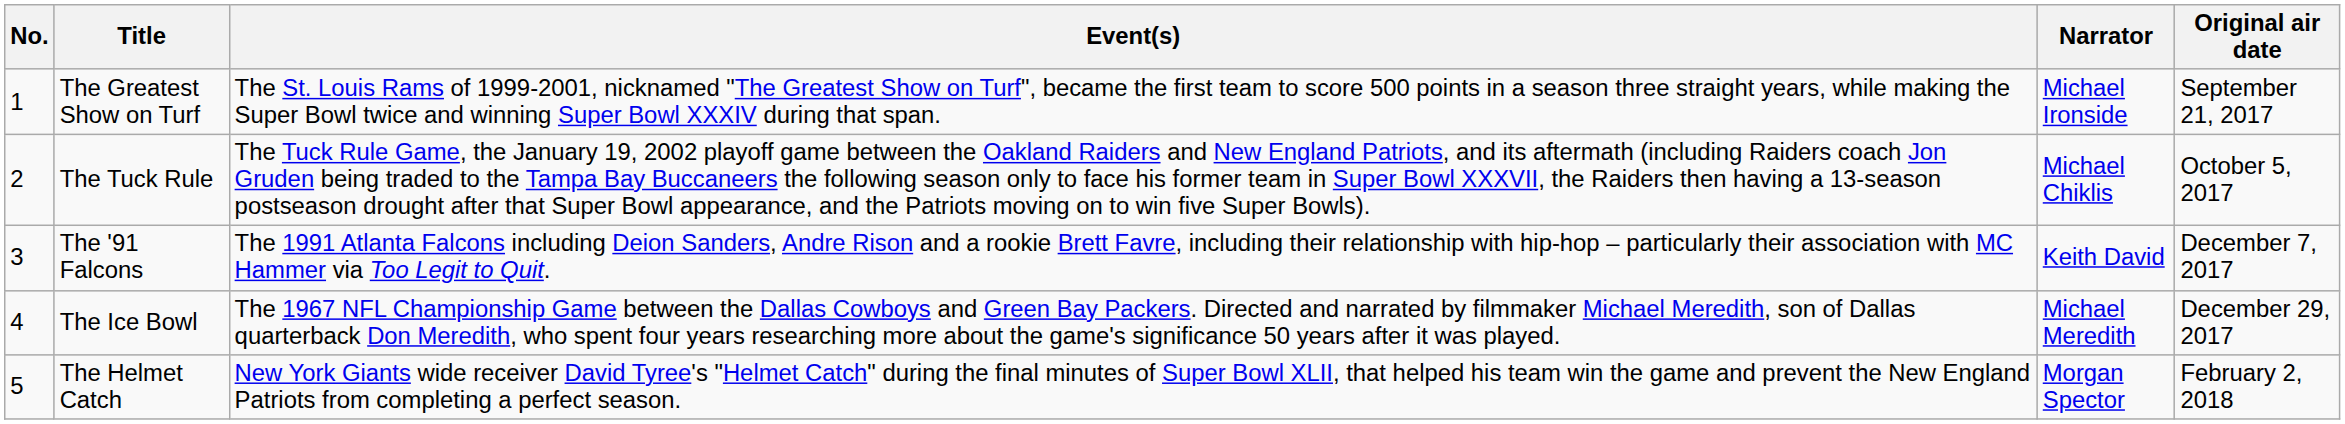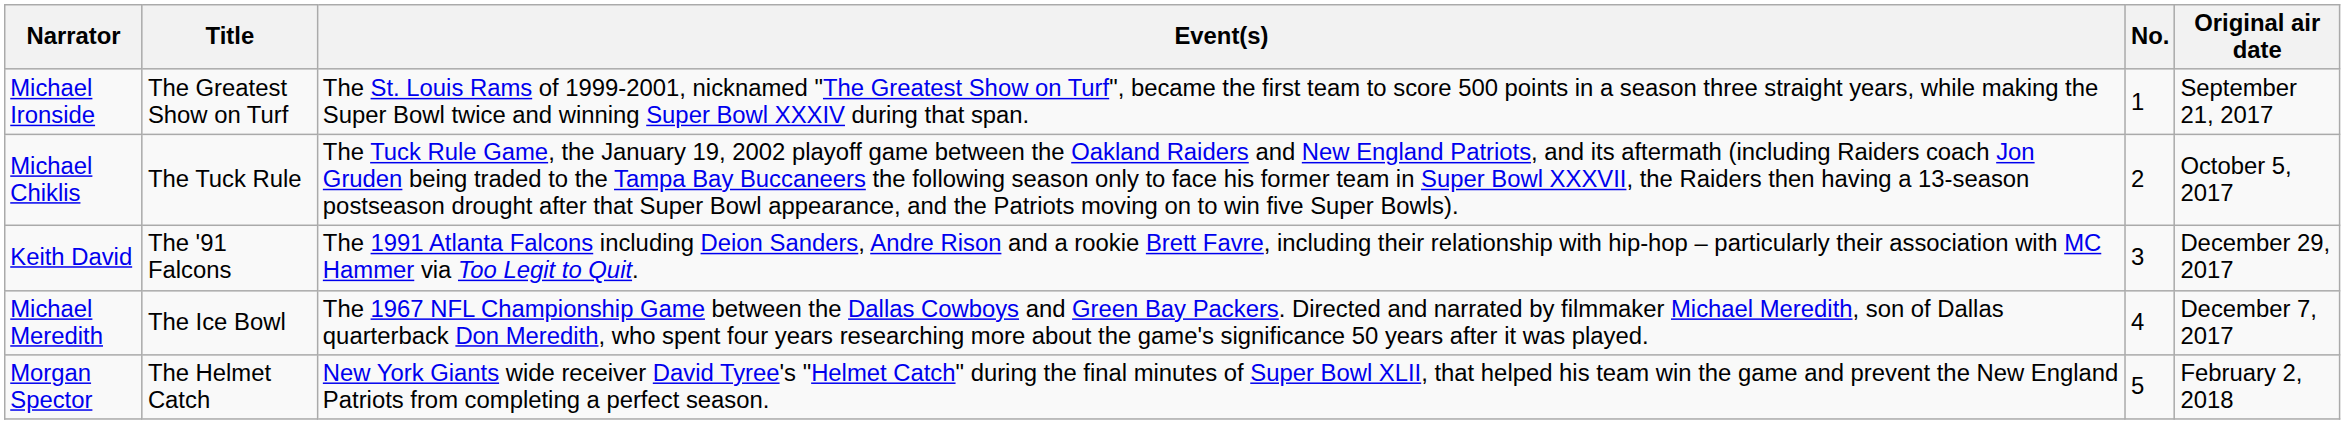columns swapped: (29, 36) <-> (2106, 36)
(2249, 257) December 7, 2017 -> (2255, 257) December 29, 2017
(2255, 322) December 29, 2017 -> (2249, 322) December 7, 2017
